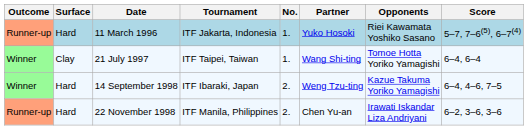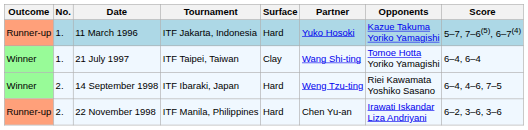columns swapped: (290, 11) <-> (73, 11)
(401, 32) Riei Kawamata Yoshiko Sasano -> (404, 32) Kazue Takuma Yoriko Yamagishi
(404, 85) Kazue Takuma Yoriko Yamagishi -> (401, 85) Riei Kawamata Yoshiko Sasano
